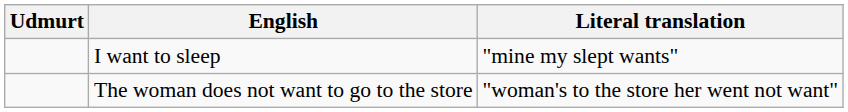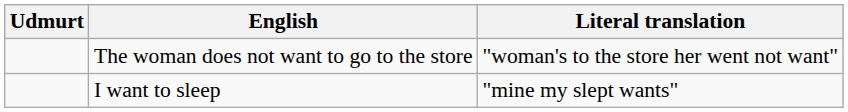rows swapped: (157, 55) <-> (283, 90)
